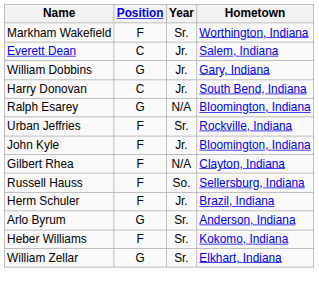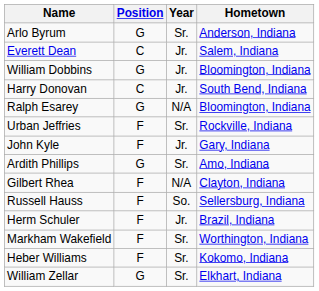rows swapped: (36, 220) <-> (59, 32)
(234, 70) Gary, Indiana -> (255, 70) Bloomington, Indiana
(255, 145) Bloomington, Indiana -> (234, 145) Gary, Indiana
+ row: (43, 164)
